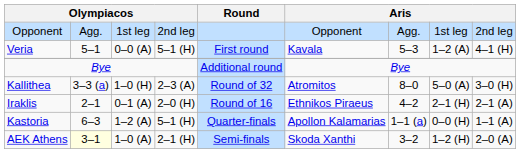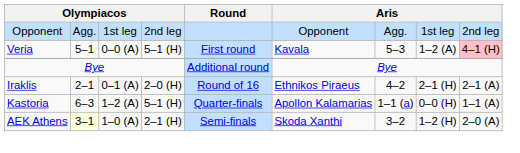(494, 49) no background -> (481, 49) pink background
- row: (29, 85)
